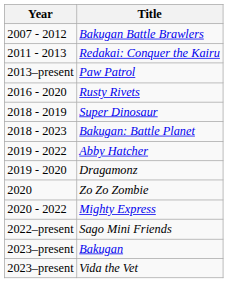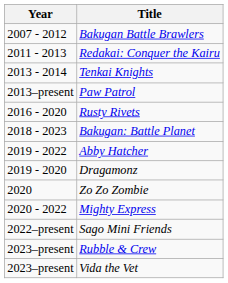+ row: (116, 72)
- row: (118, 111)
+ row: (118, 248)
- row: (101, 248)
